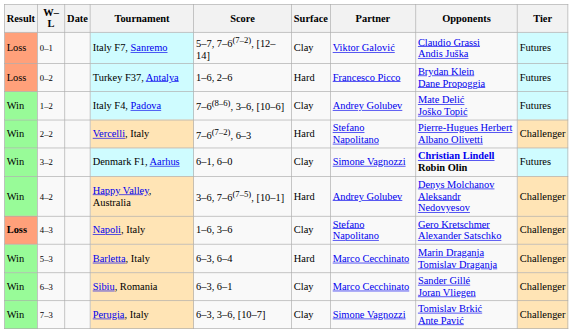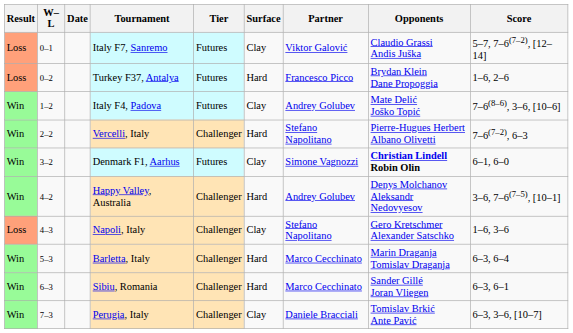columns swapped: (543, 18) <-> (243, 18)
(17, 230) bold -> (17, 230) normal
(304, 286) Clay -> (257, 286) Hard
(369, 315) Simone Vagnozzi -> (322, 315) Daniele Bracciali
